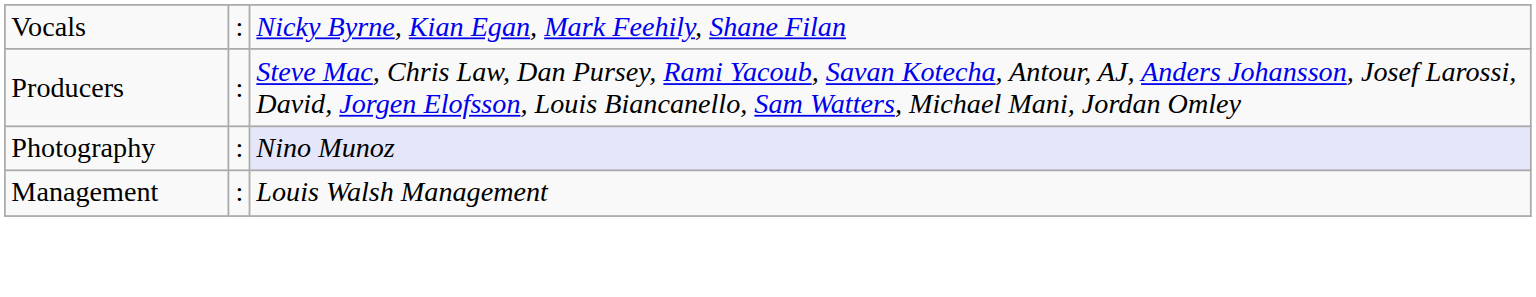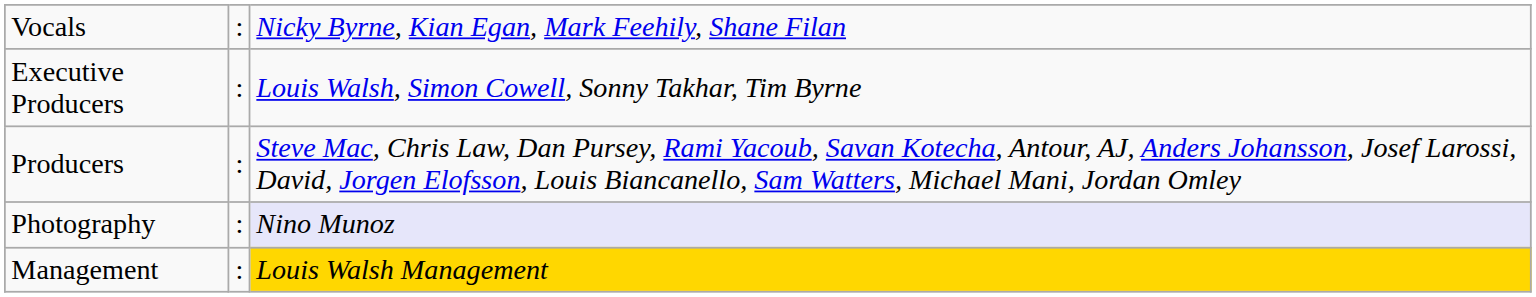+ row: (68, 87)
(402, 192) no background -> (402, 268) gold background
